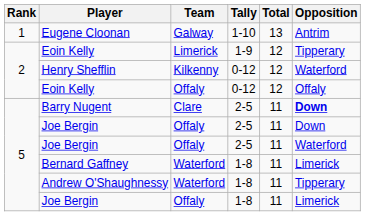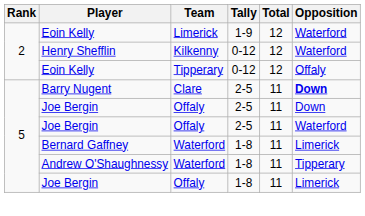- row: (86, 32)
(320, 51) Tipperary -> (321, 32) Waterford
(189, 88) Offaly -> (198, 70) Tipperary
